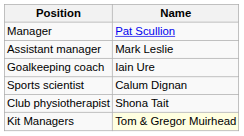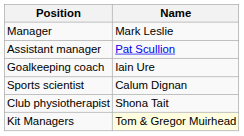(145, 31) Pat Scullion -> (144, 31) Mark Leslie
(144, 49) Mark Leslie -> (145, 49) Pat Scullion
